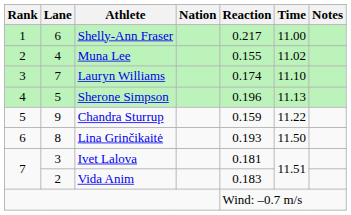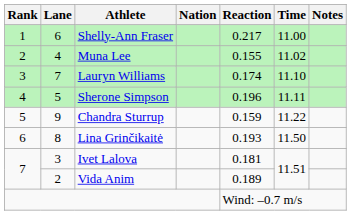(292, 96) 11.13 -> (292, 96) 11.11
(247, 179) 0.183 -> (247, 179) 0.189
